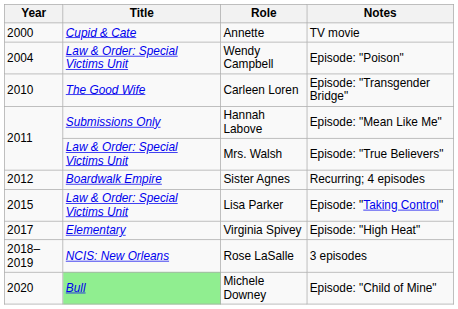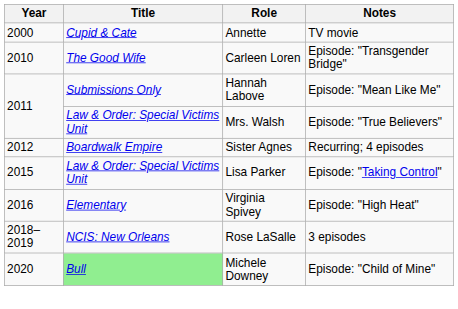- row: (248, 58)
(20, 230) 2017 -> (20, 205) 2016
